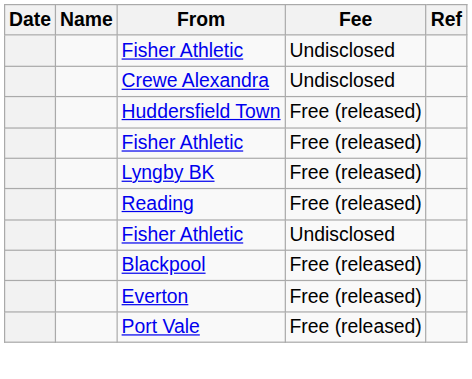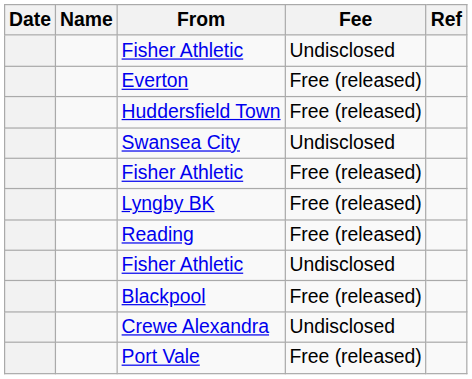rows swapped: (155, 296) <-> (195, 81)
+ row: (181, 142)
